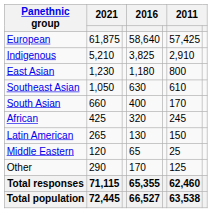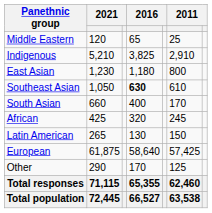rows swapped: (28, 39) <-> (40, 151)
(137, 87) normal -> (137, 87) bold
